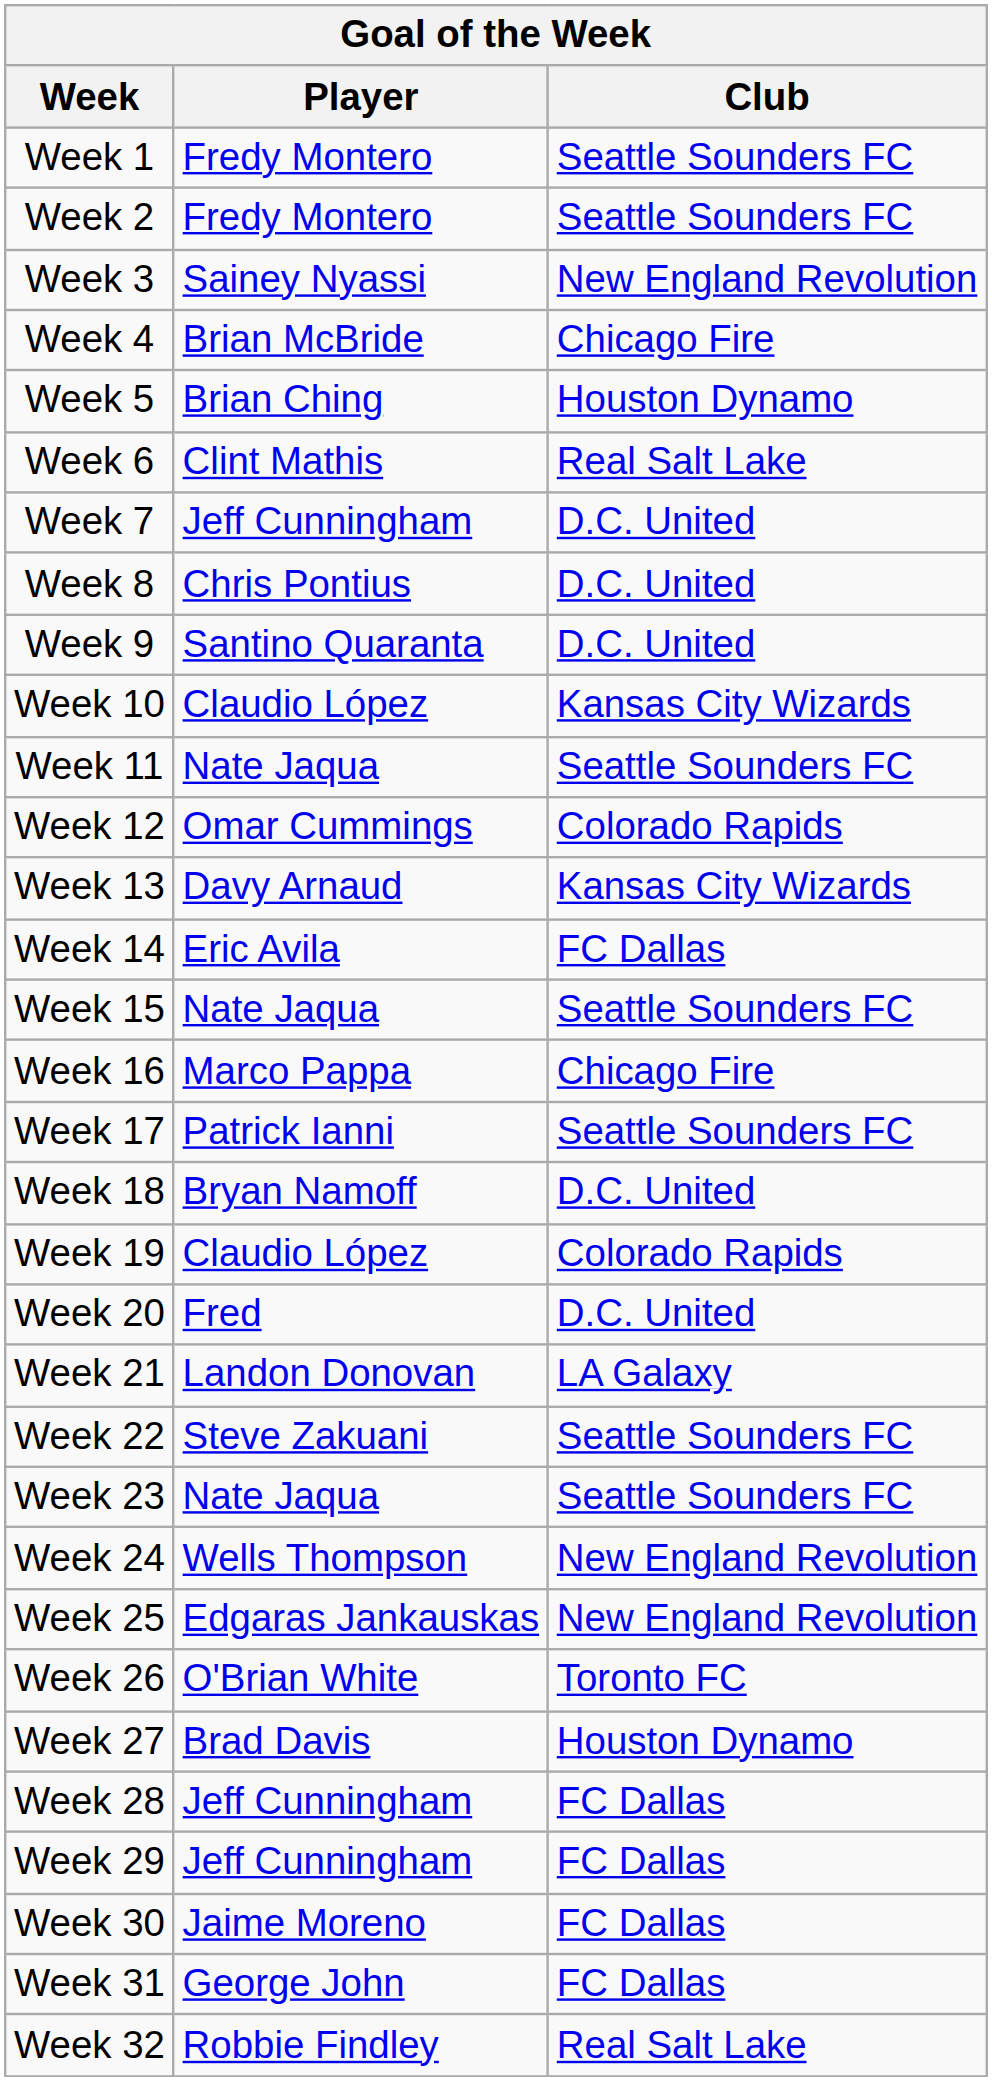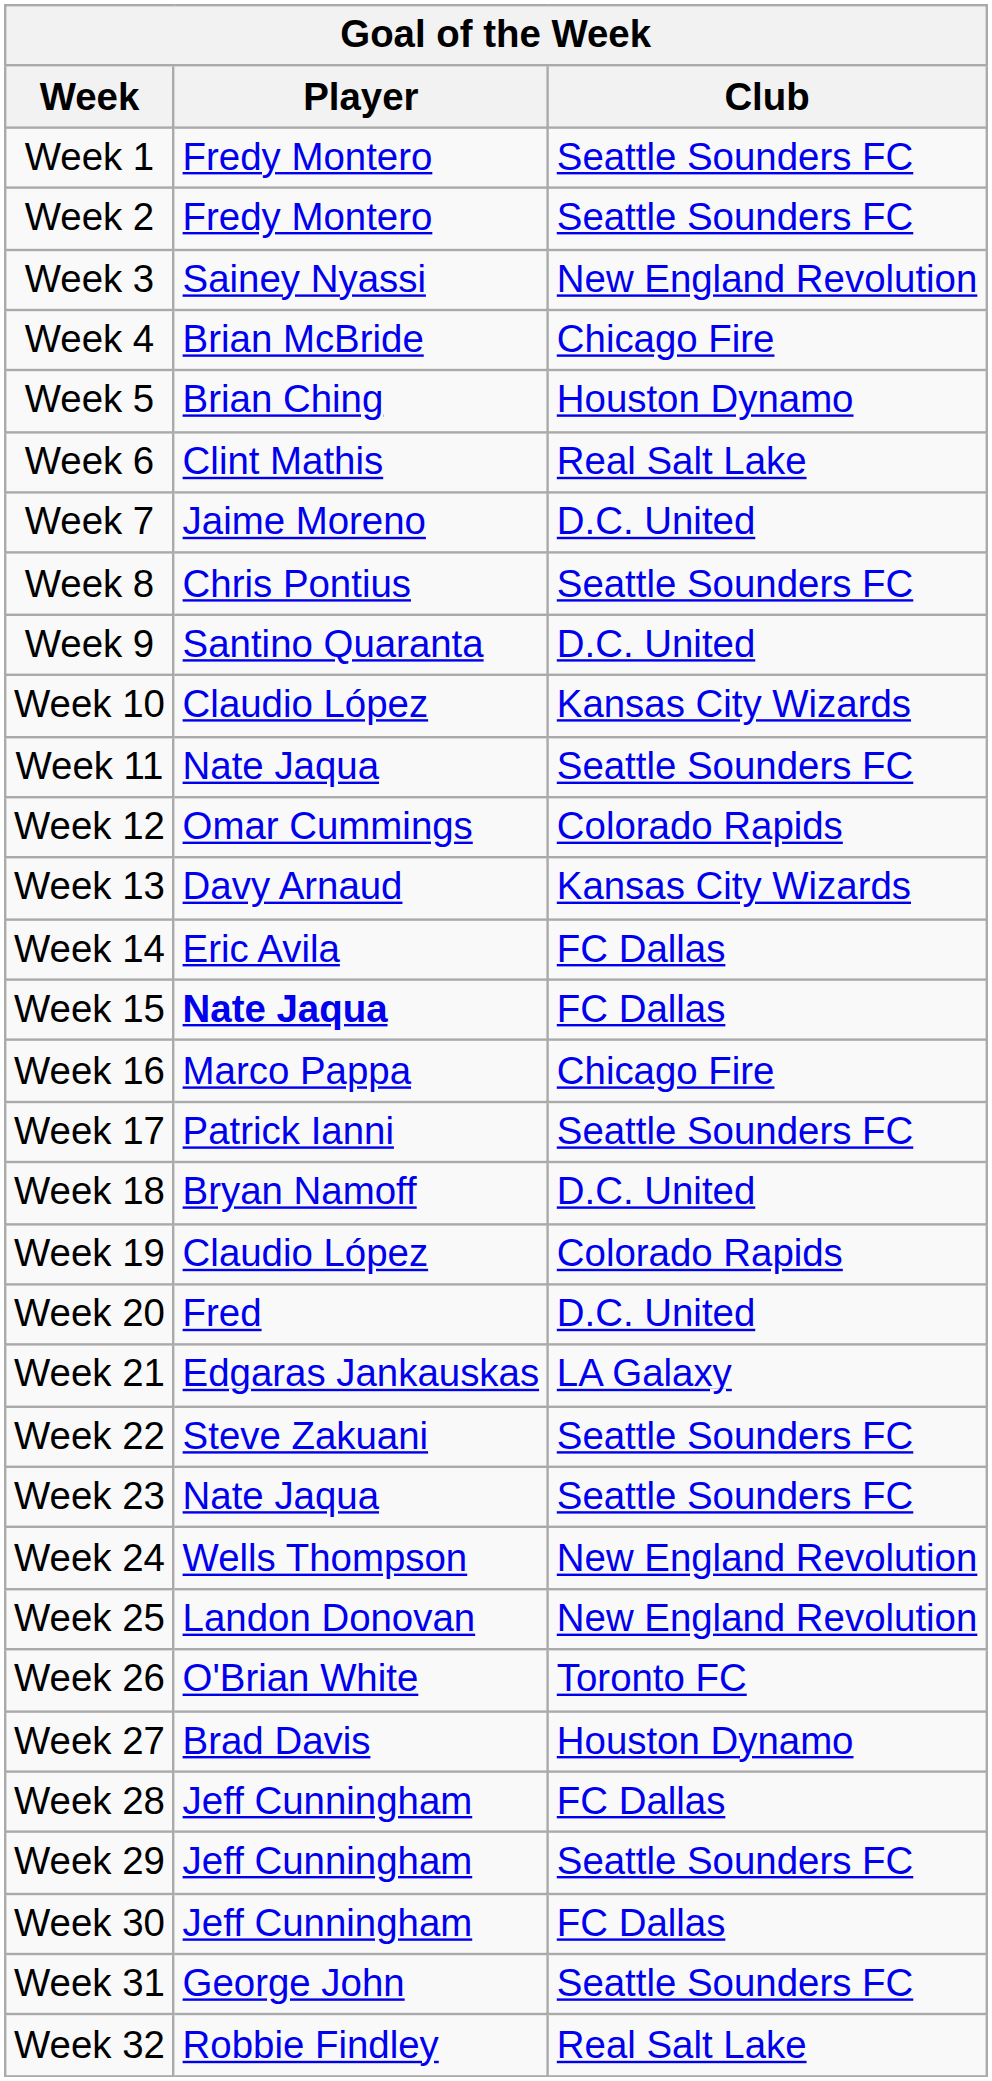(327, 522) Jeff Cunningham -> (304, 522) Jaime Moreno
(656, 583) D.C. United -> (735, 583) Seattle Sounders FC
(281, 1009) normal -> (285, 1009) bold
(735, 1009) Seattle Sounders FC -> (641, 1009) FC Dallas
(329, 1374) Landon Donovan -> (361, 1374) Edgaras Jankauskas
(361, 1618) Edgaras Jankauskas -> (329, 1618) Landon Donovan
(641, 1861) FC Dallas -> (735, 1861) Seattle Sounders FC
(304, 1922) Jaime Moreno -> (327, 1922) Jeff Cunningham
(641, 1983) FC Dallas -> (735, 1983) Seattle Sounders FC
